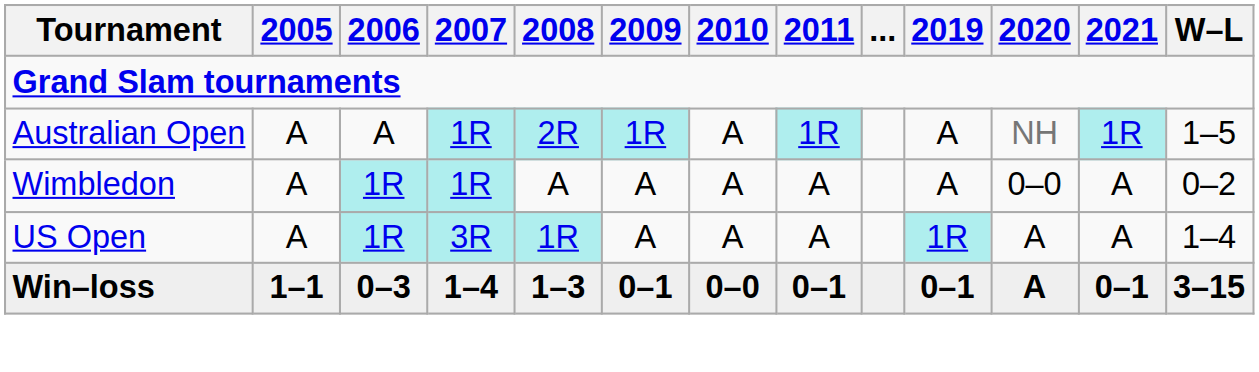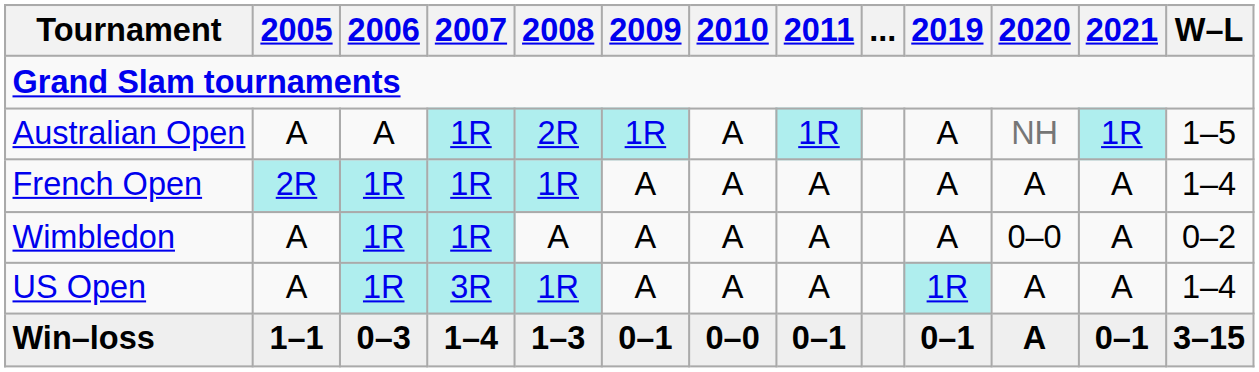+ row: (107, 184)
